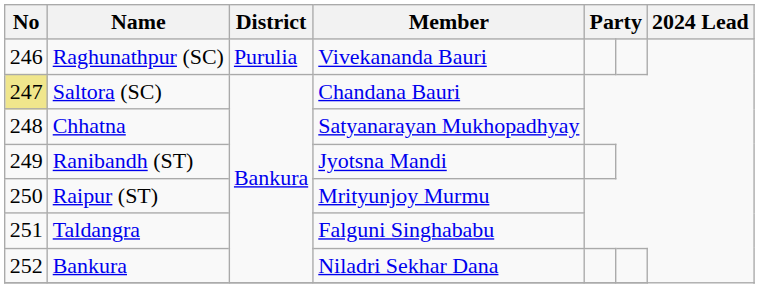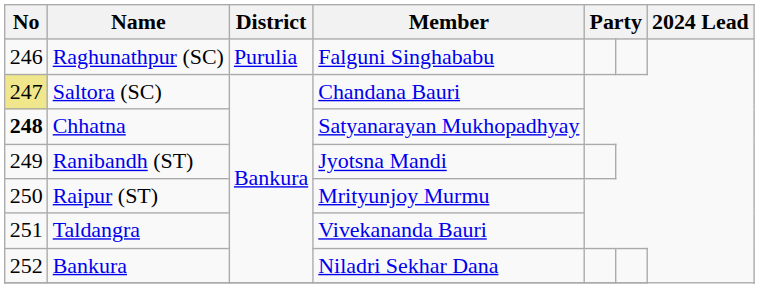(403, 56) Vivekananda Bauri -> (406, 56) Falguni Singhababu
(26, 126) normal -> (26, 126) bold
(406, 230) Falguni Singhababu -> (403, 230) Vivekananda Bauri
